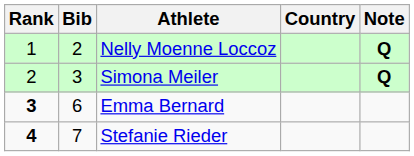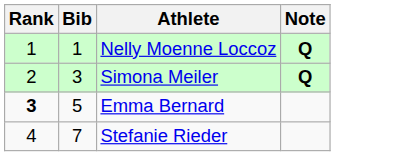- column: (320, 19)
(77, 48) 2 -> (77, 48) 1
(77, 106) 6 -> (77, 106) 5
(31, 135) bold -> (31, 135) normal
